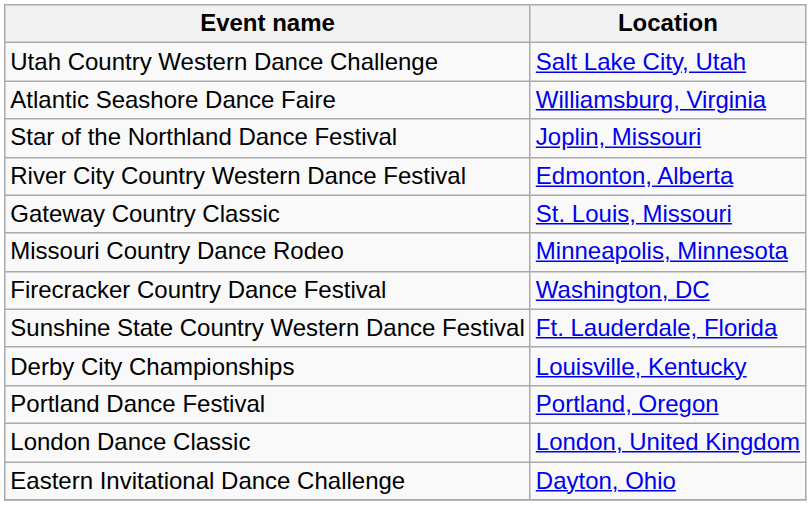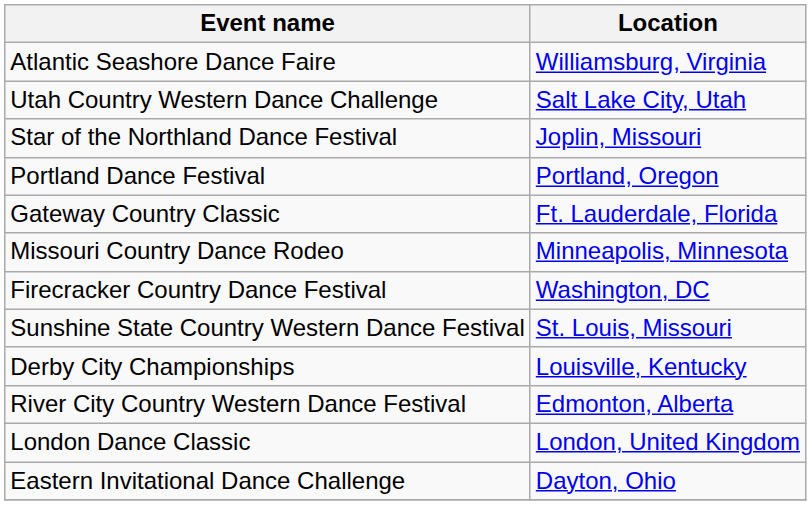rows swapped: (224, 61) <-> (173, 99)
rows swapped: (238, 175) <-> (138, 404)
(634, 213) St. Louis, Missouri -> (657, 213) Ft. Lauderdale, Florida
(657, 328) Ft. Lauderdale, Florida -> (634, 328) St. Louis, Missouri
